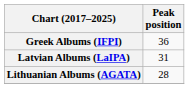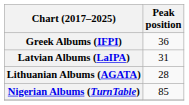+ row: (74, 91)
